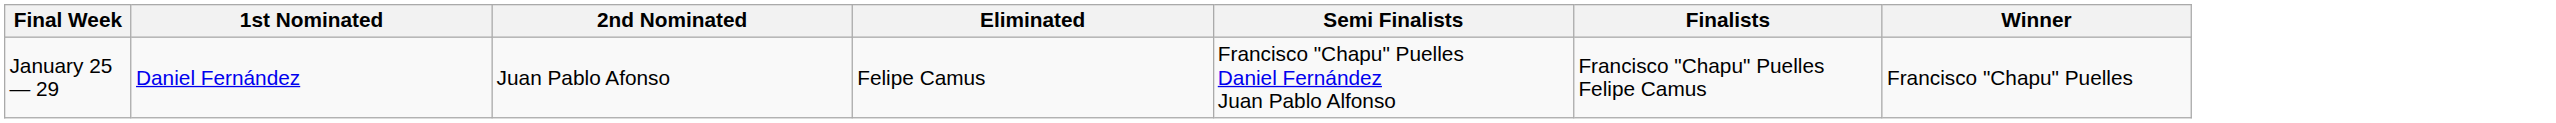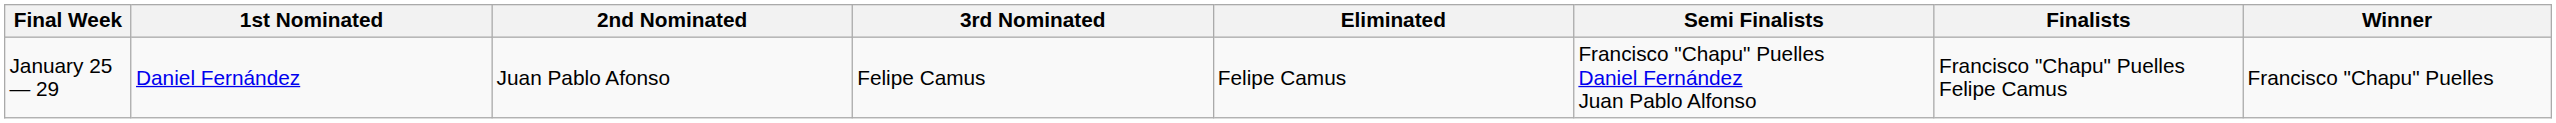+ column: (1033, 20)
